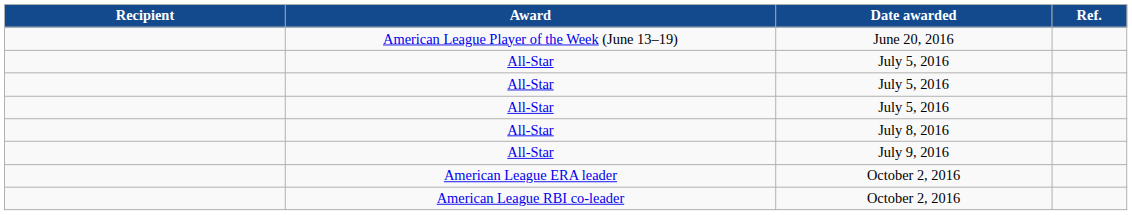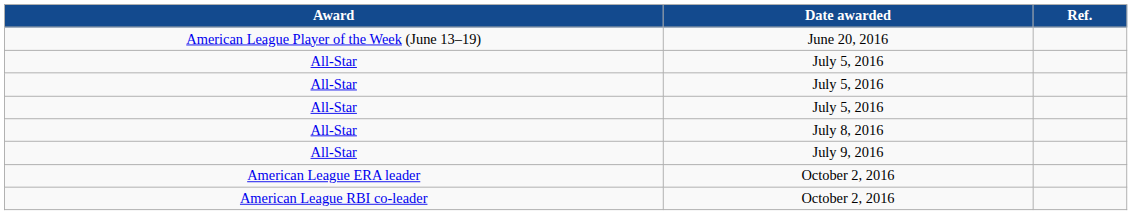- column: (145, 15)
